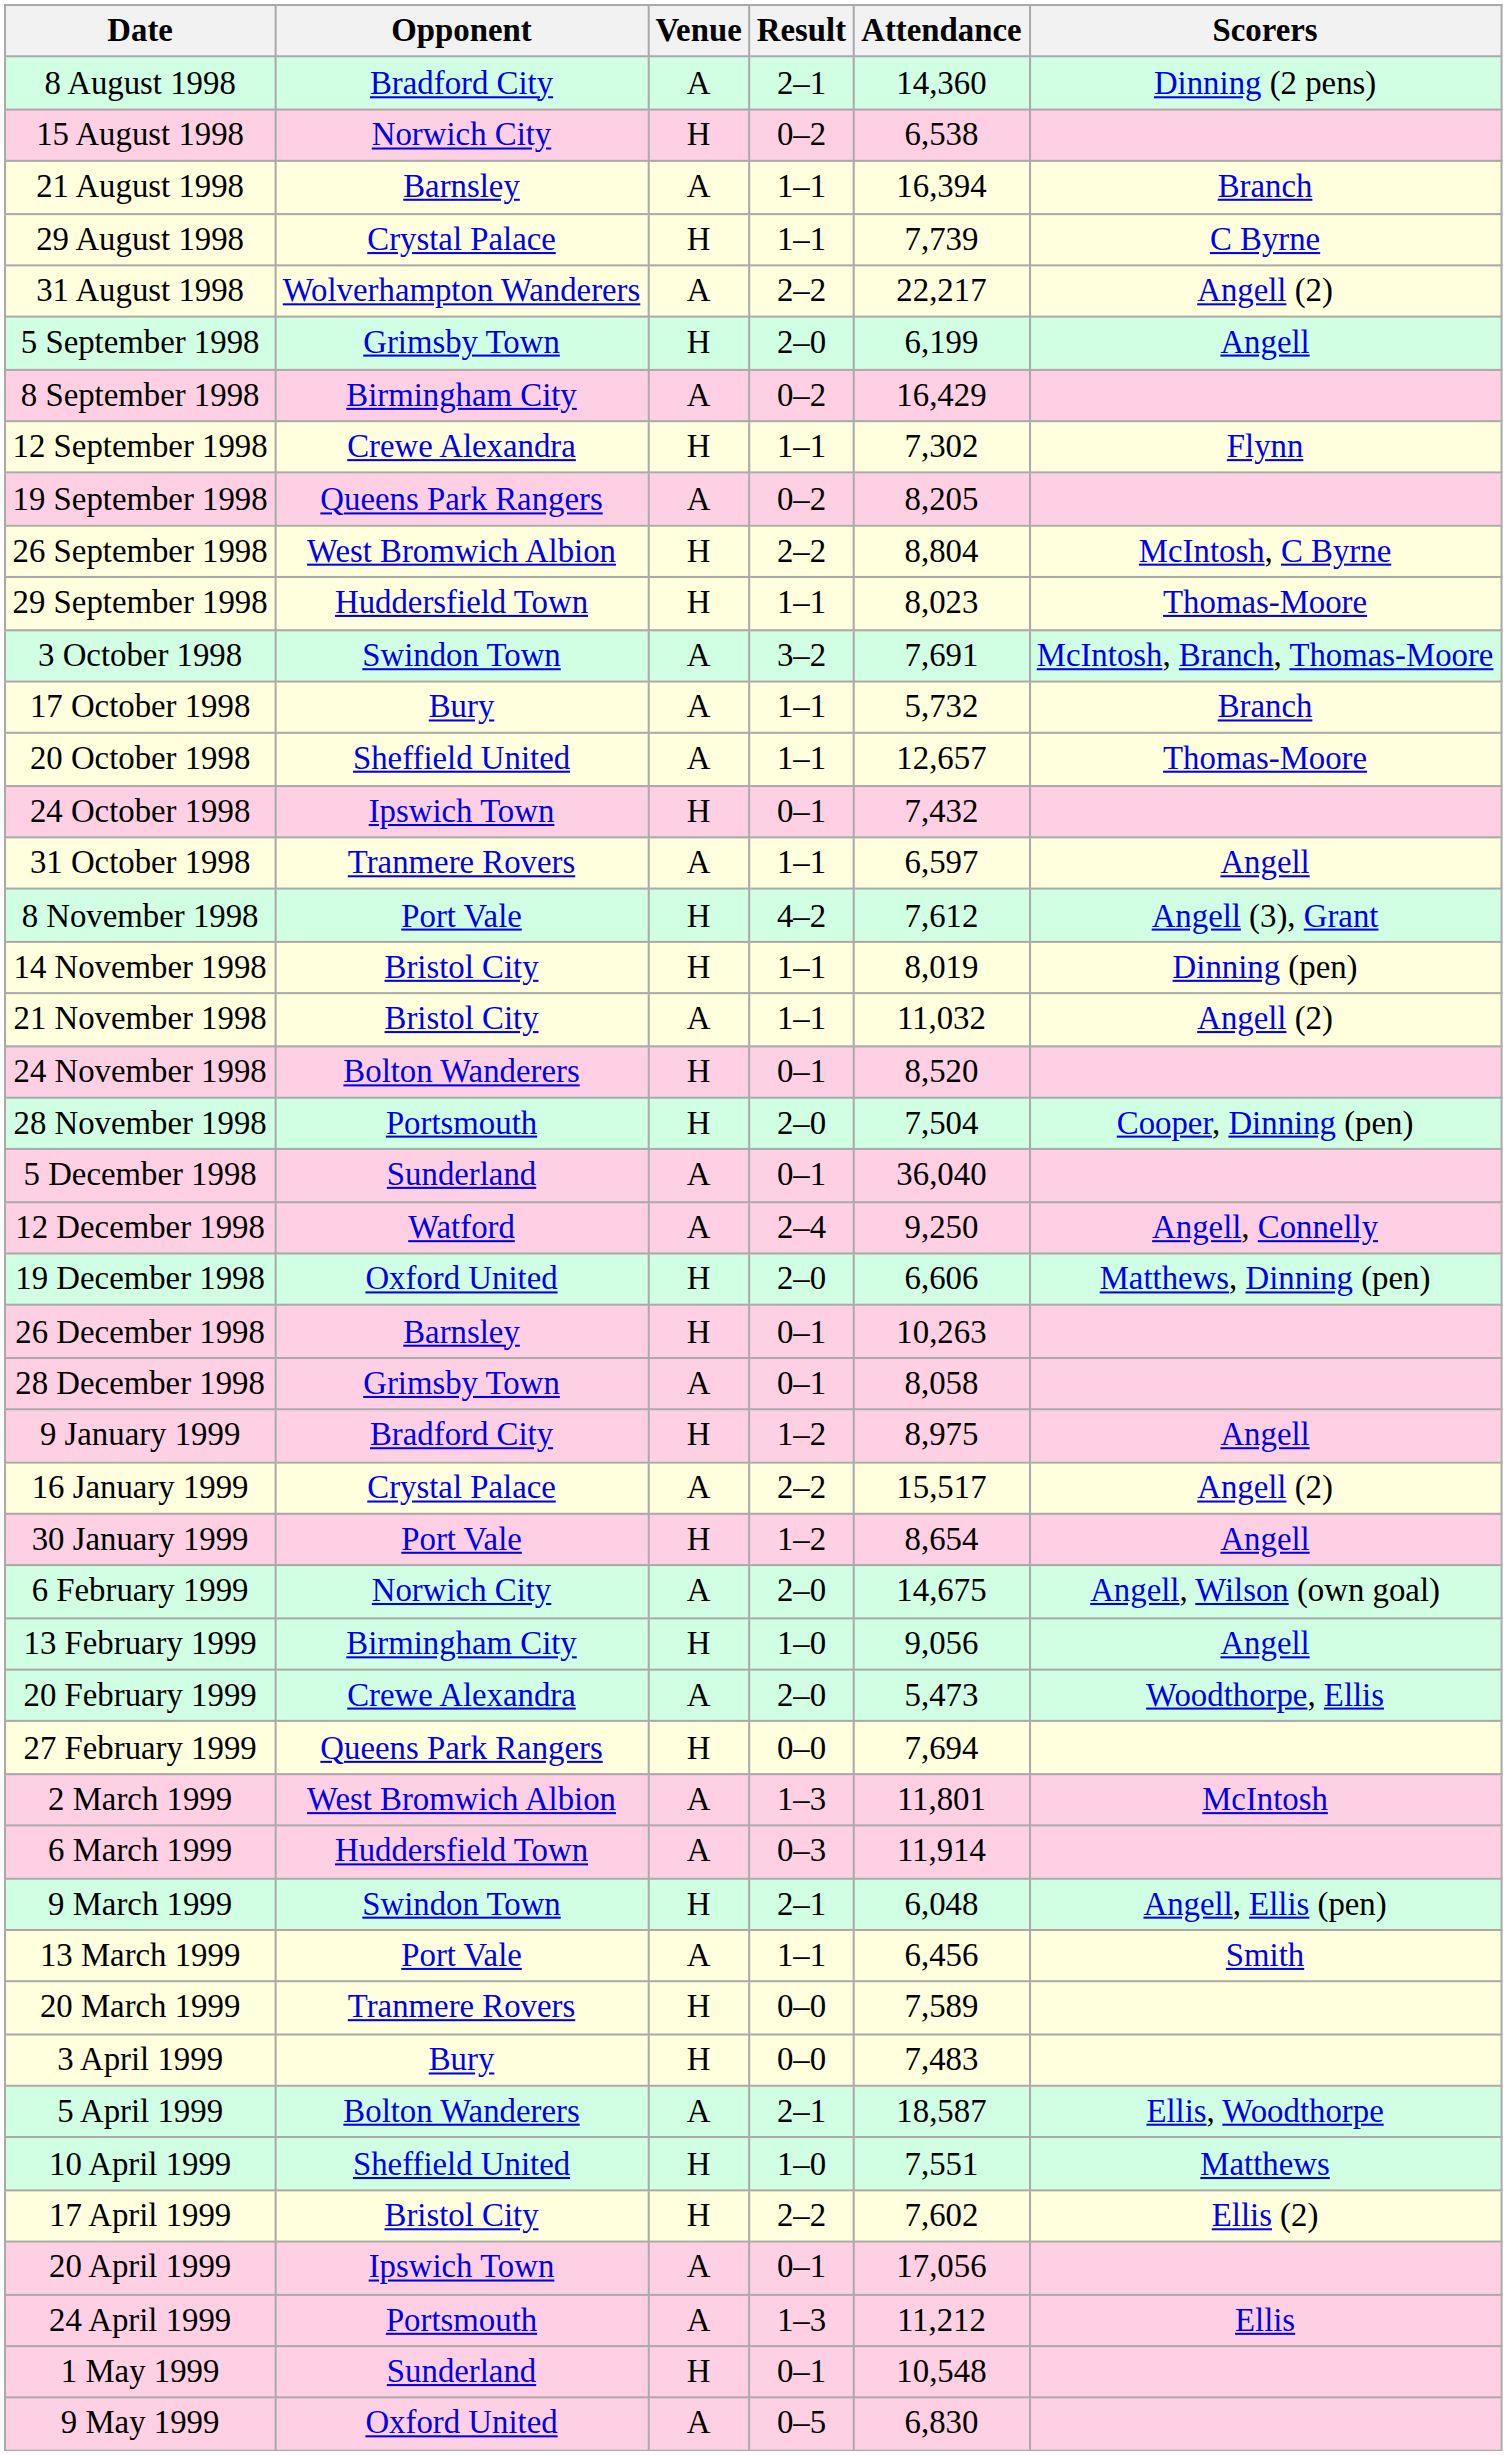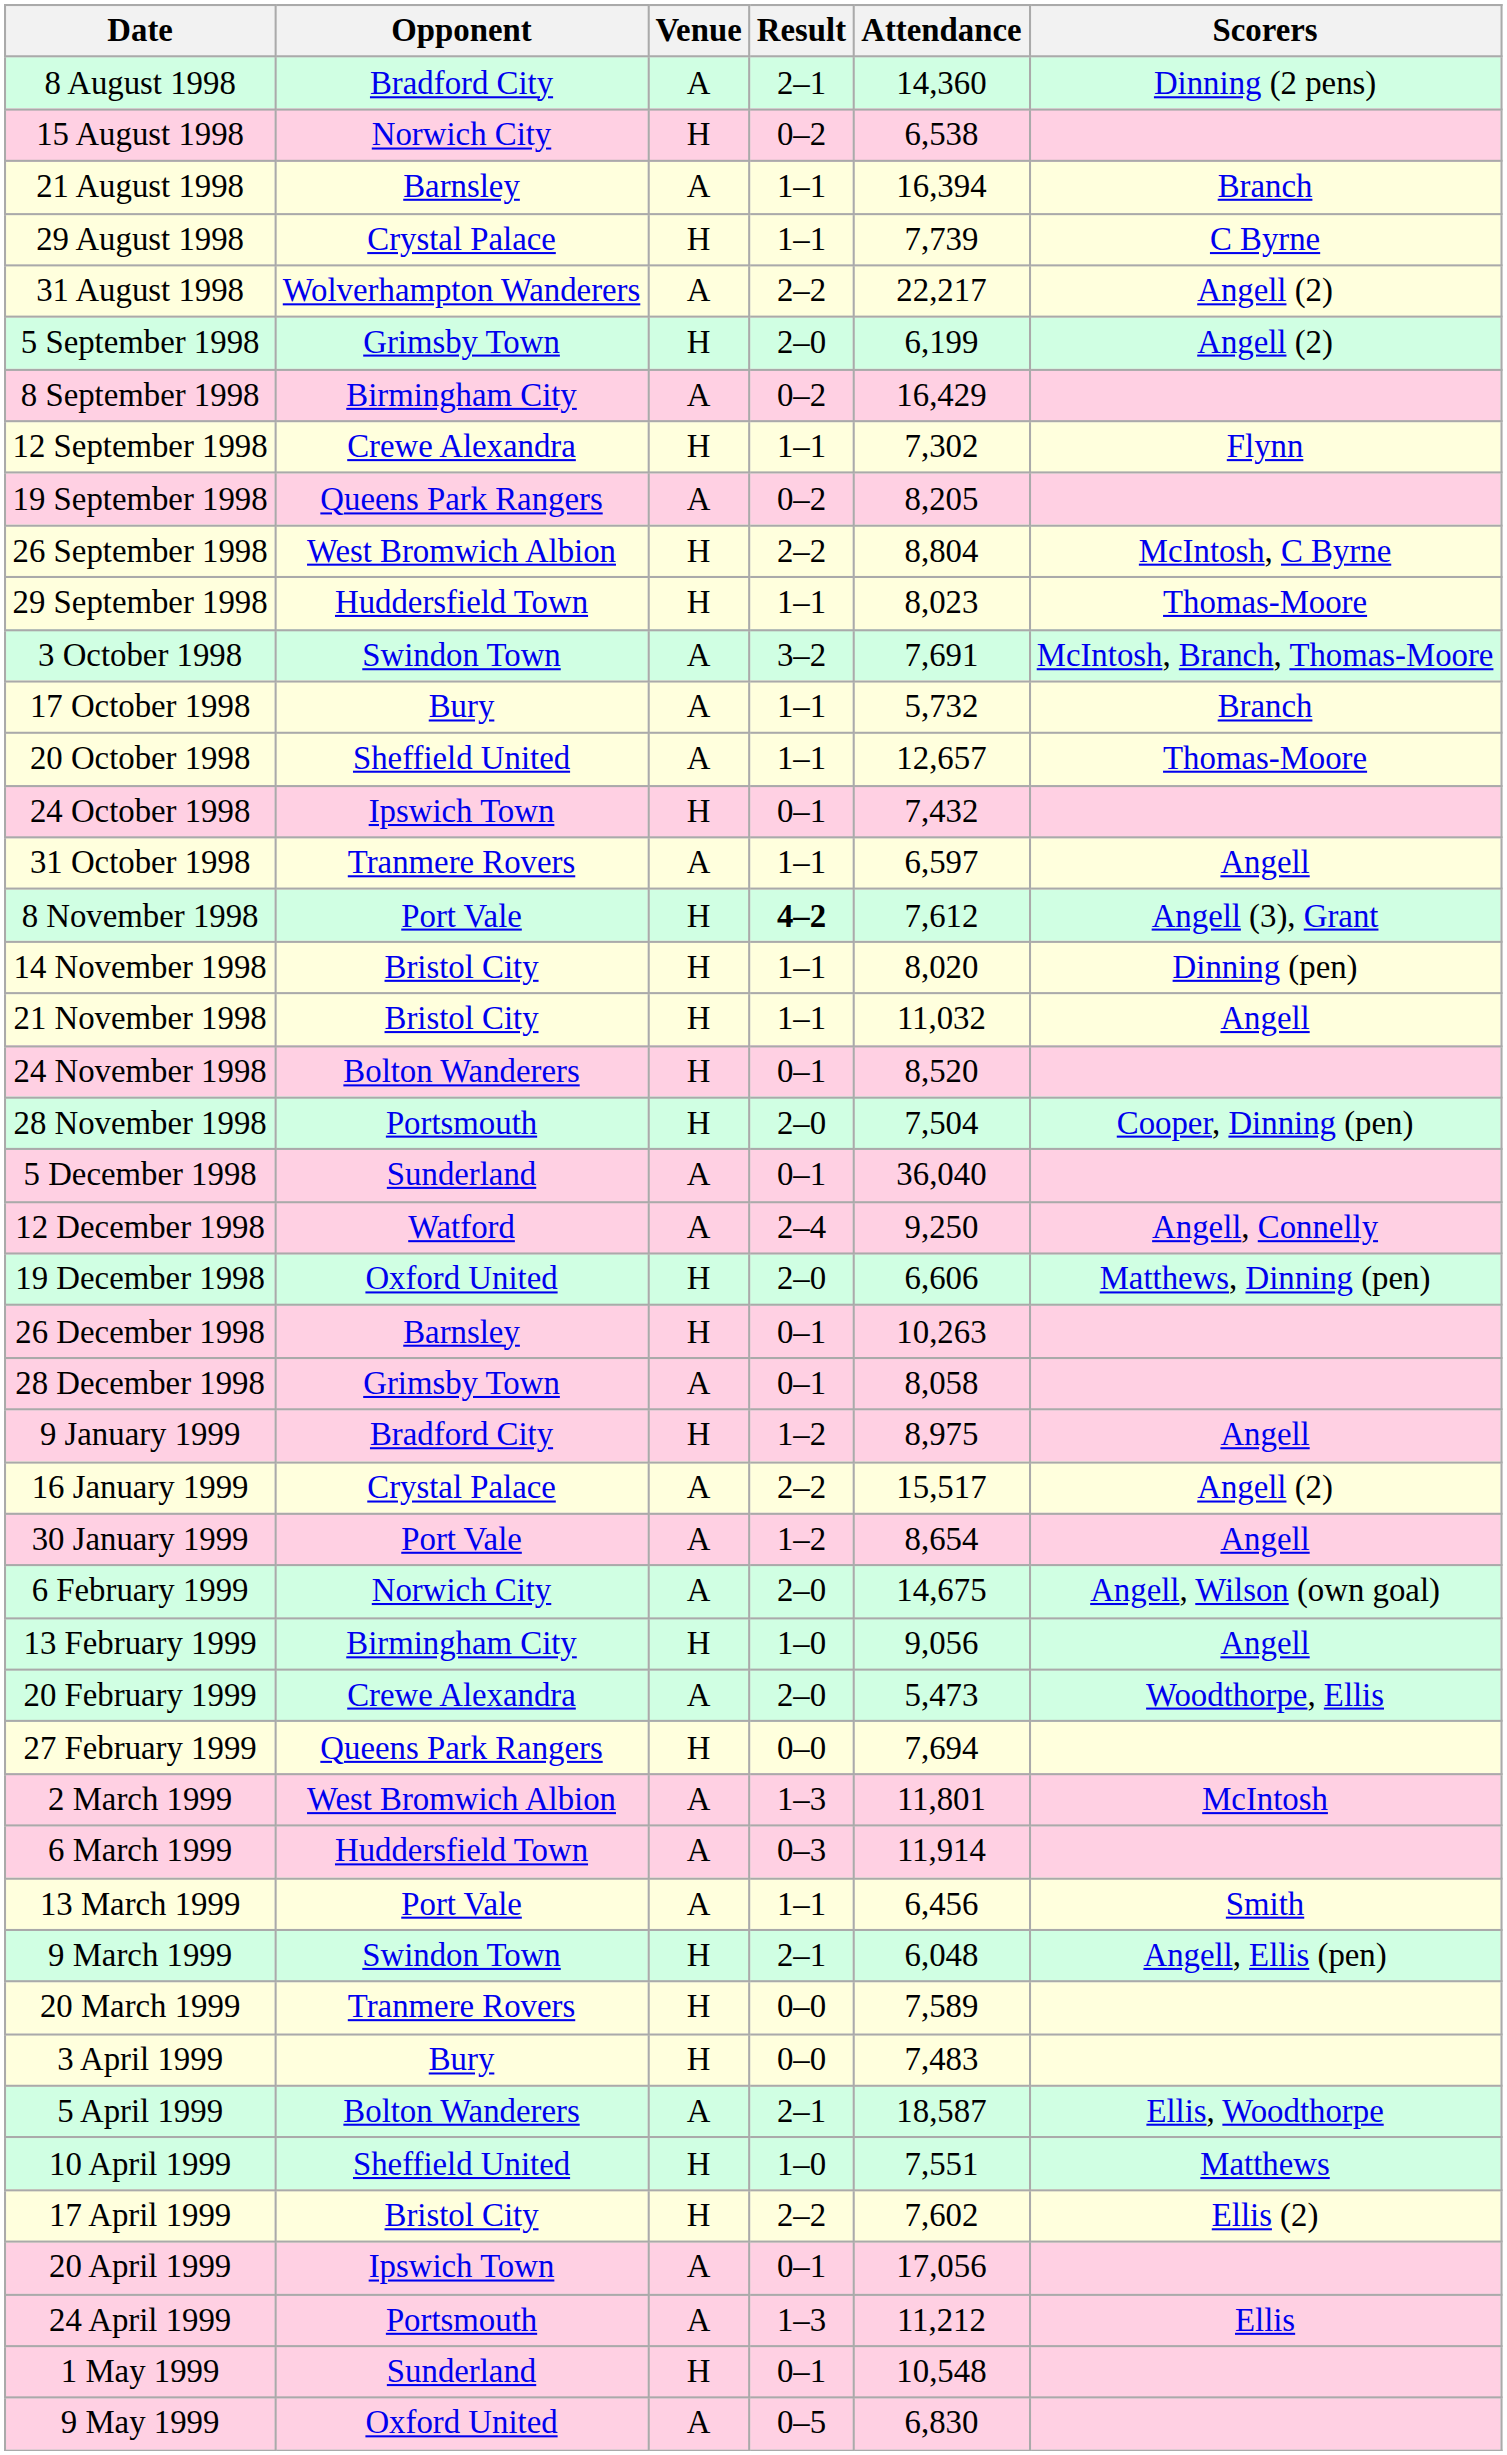(1265, 342) Angell -> (1265, 342) Angell (2)
(801, 914) normal -> (801, 914) bold
(941, 966) 8,019 -> (941, 966) 8,020
(699, 1018) A -> (699, 1018) H
(1265, 1018) Angell (2) -> (1265, 1018) Angell
(699, 1539) H -> (699, 1539) A
rows swapped: (140, 1903) <-> (140, 1955)
